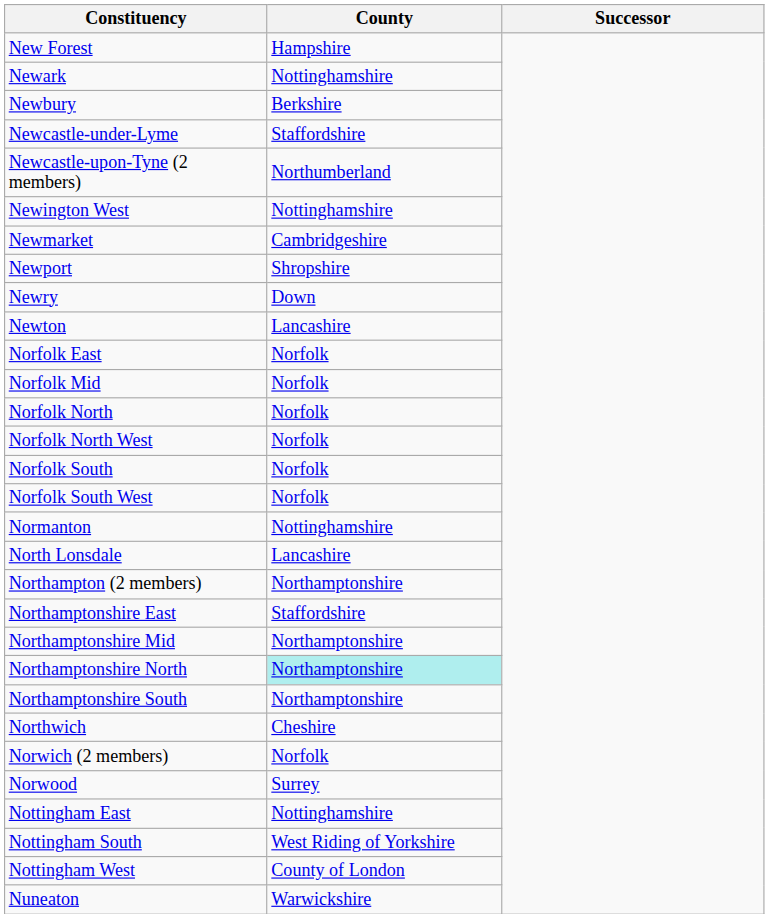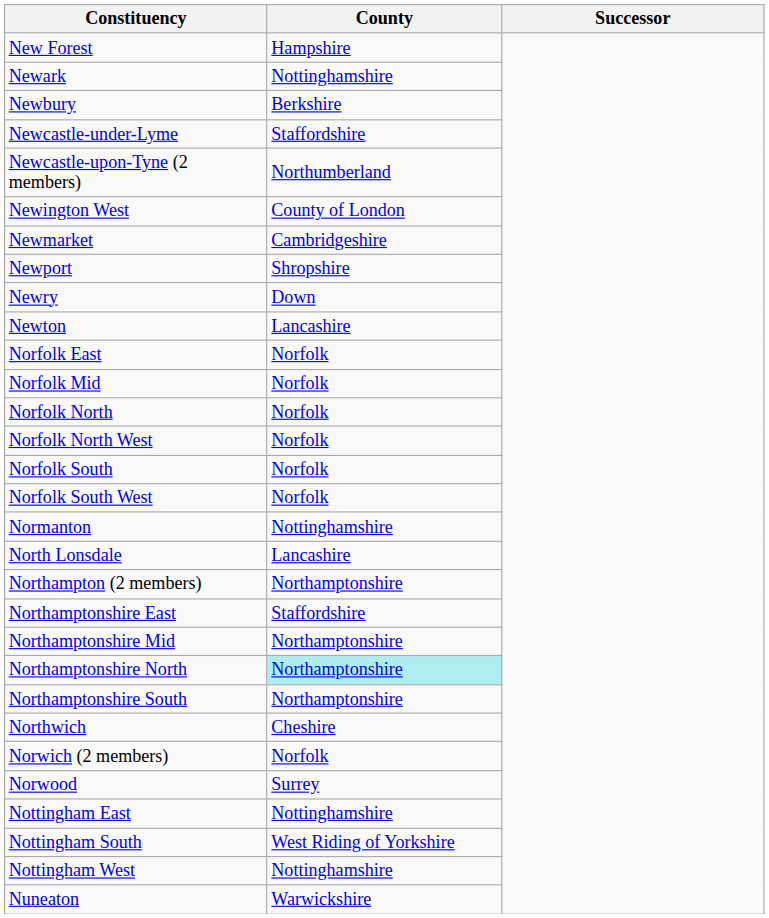(332, 211) Nottinghamshire -> (338, 211) County of London
(338, 870) County of London -> (332, 870) Nottinghamshire
